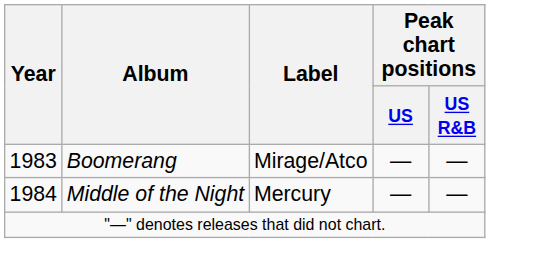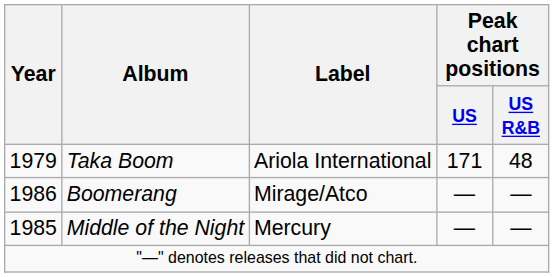+ row: (120, 160)
(33, 160) 1983 -> (33, 194) 1986
(33, 194) 1984 -> (33, 228) 1985
